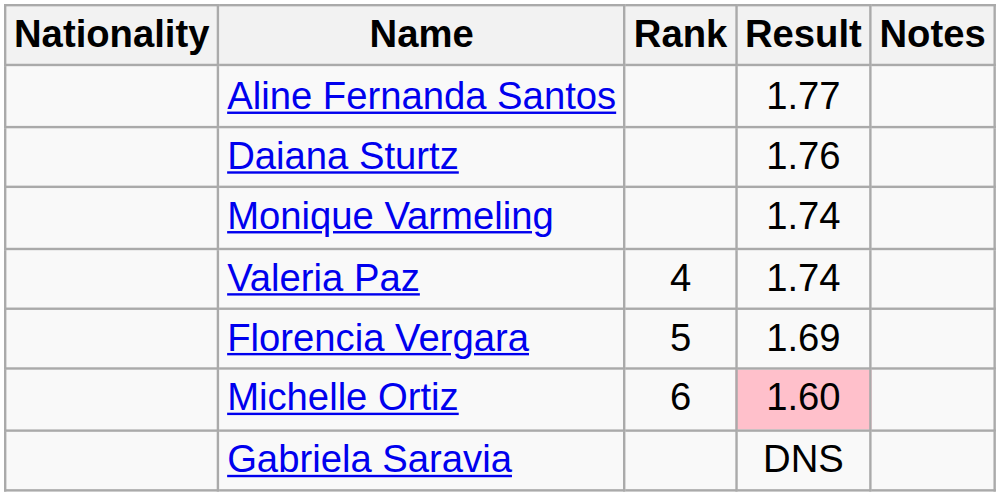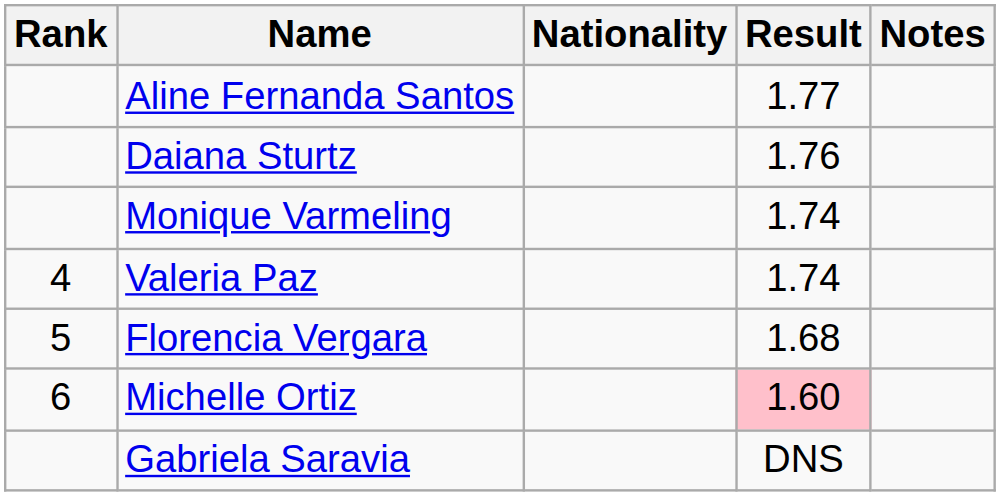columns swapped: (681, 34) <-> (112, 34)
(803, 338) 1.69 -> (803, 338) 1.68
